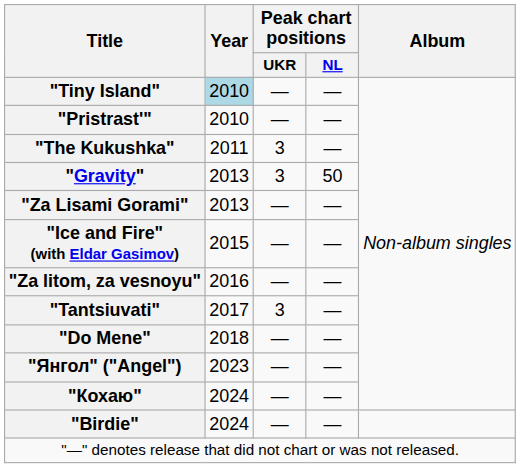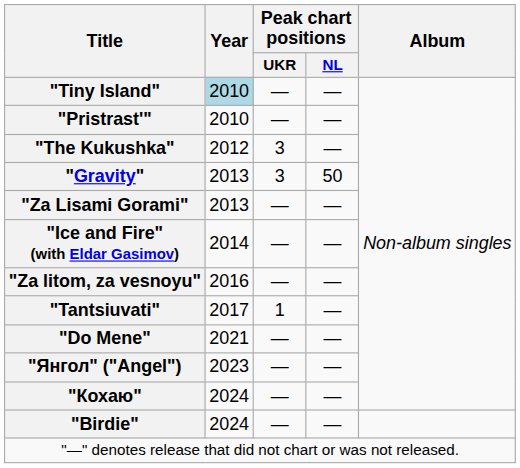(229, 148) 2011 -> (229, 148) 2012
(229, 243) 2015 -> (229, 243) 2014
(280, 310) 3 -> (280, 310) 1
(229, 338) 2018 -> (229, 338) 2021
